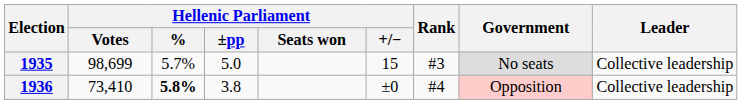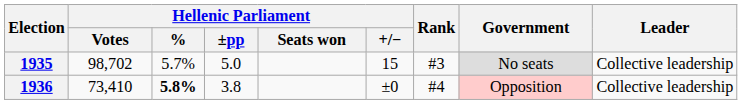(110, 63) 98,699 -> (110, 63) 98,702
